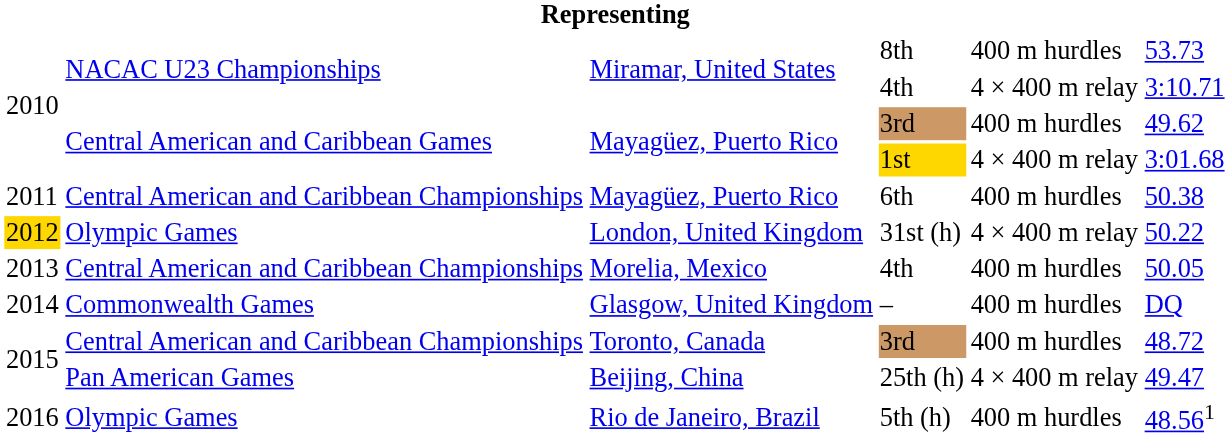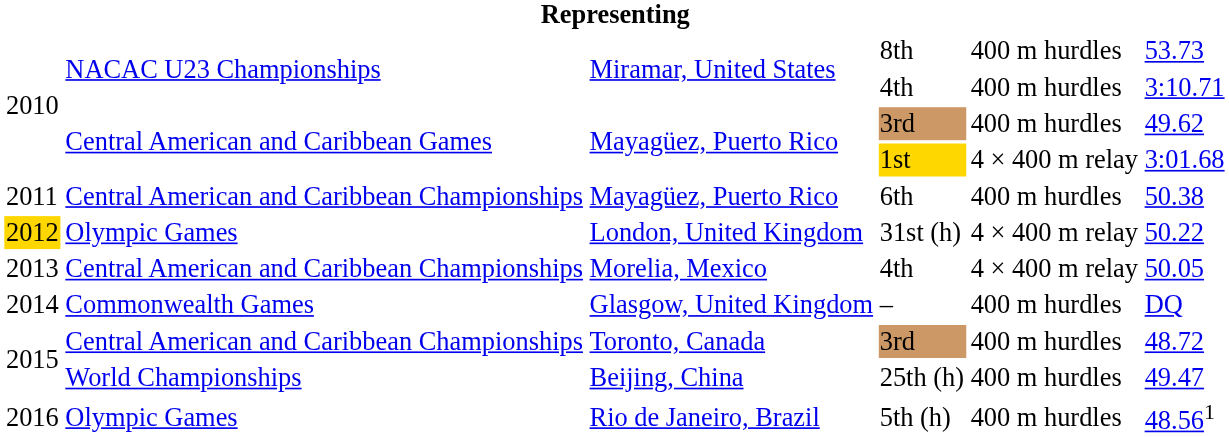(1054, 87) 4 × 400 m relay -> (1046, 87) 400 m hurdles
(1046, 268) 400 m hurdles -> (1054, 268) 4 × 400 m relay
(180, 377) Pan American Games -> (183, 377) World Championships
(1054, 377) 4 × 400 m relay -> (1046, 377) 400 m hurdles
